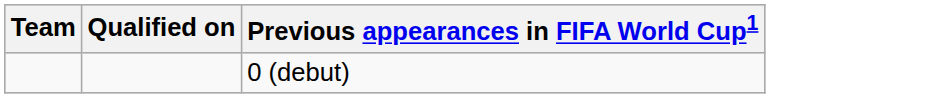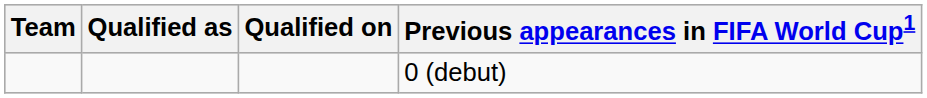+ column: (160, 28)
